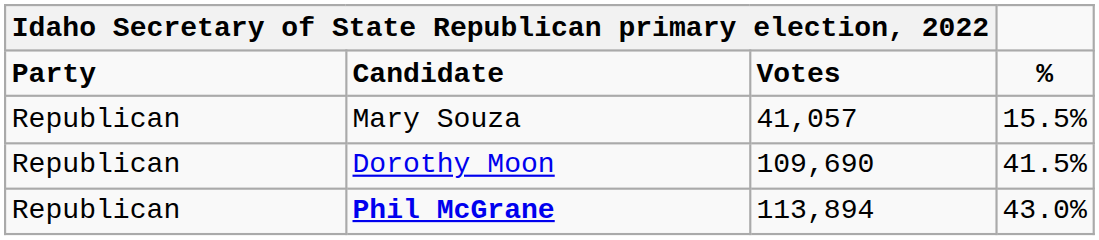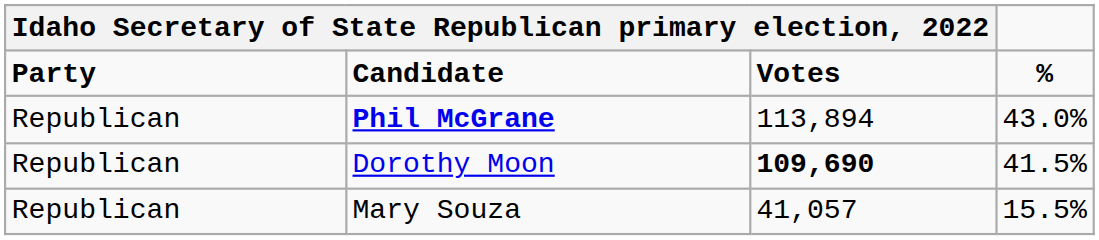rows swapped: (454, 211) <-> (437, 119)
(815, 165) normal -> (815, 165) bold
